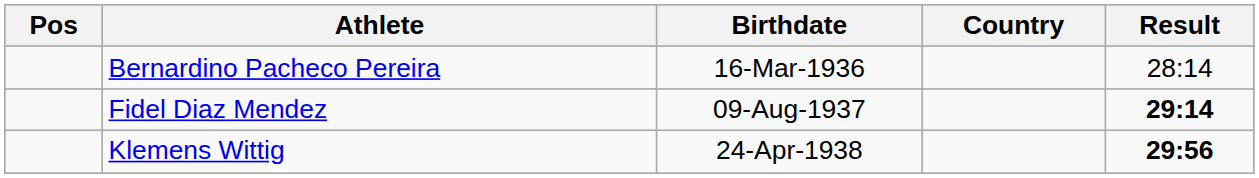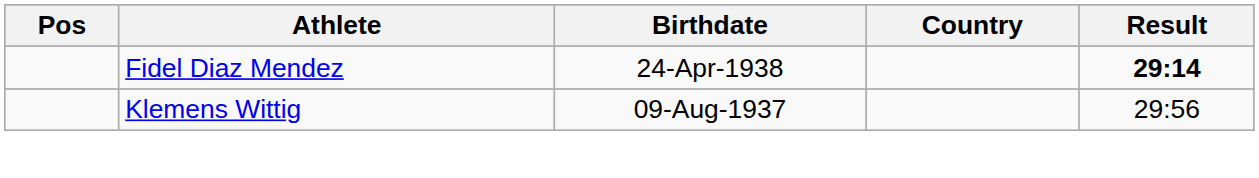- row: (274, 67)
(789, 109) 09-Aug-1937 -> (710, 67) 24-Apr-1938
(789, 151) 24-Apr-1938 -> (710, 109) 09-Aug-1937
(1180, 151) bold -> (1167, 109) normal
